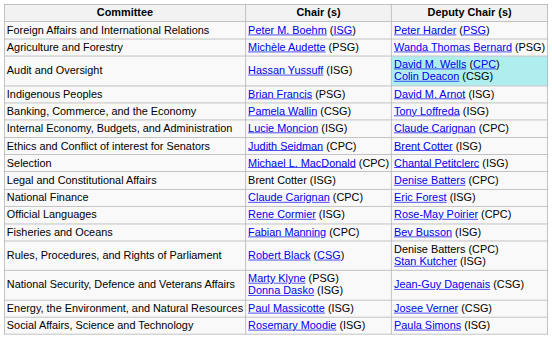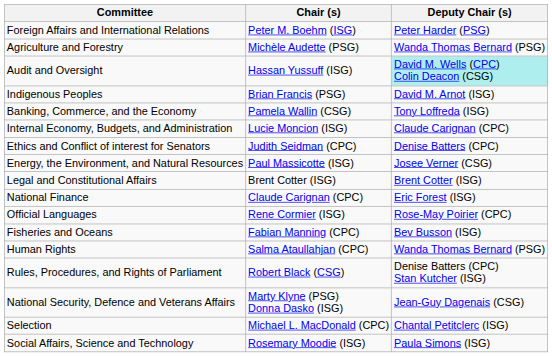(438, 146) Brent Cotter (ISG) -> (446, 146) Denise Batters (CPC)
rows swapped: (125, 308) <-> (29, 163)
(446, 180) Denise Batters (CPC) -> (438, 180) Brent Cotter (ISG)
+ row: (41, 249)
